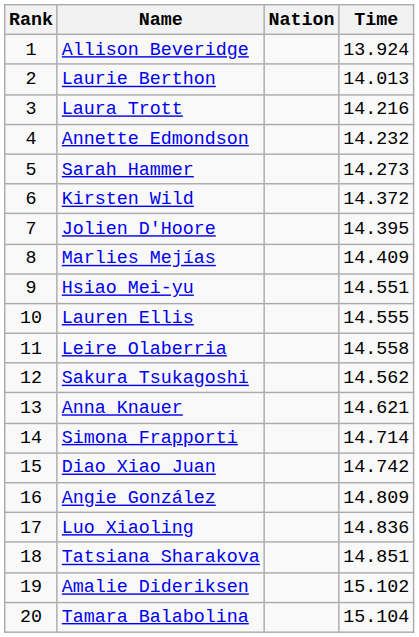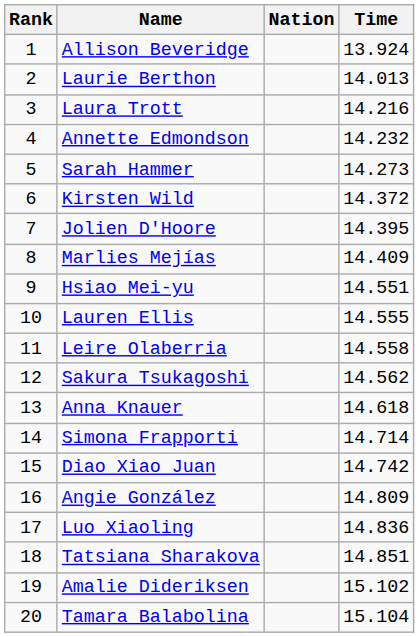(376, 408) 14.621 -> (376, 408) 14.618
